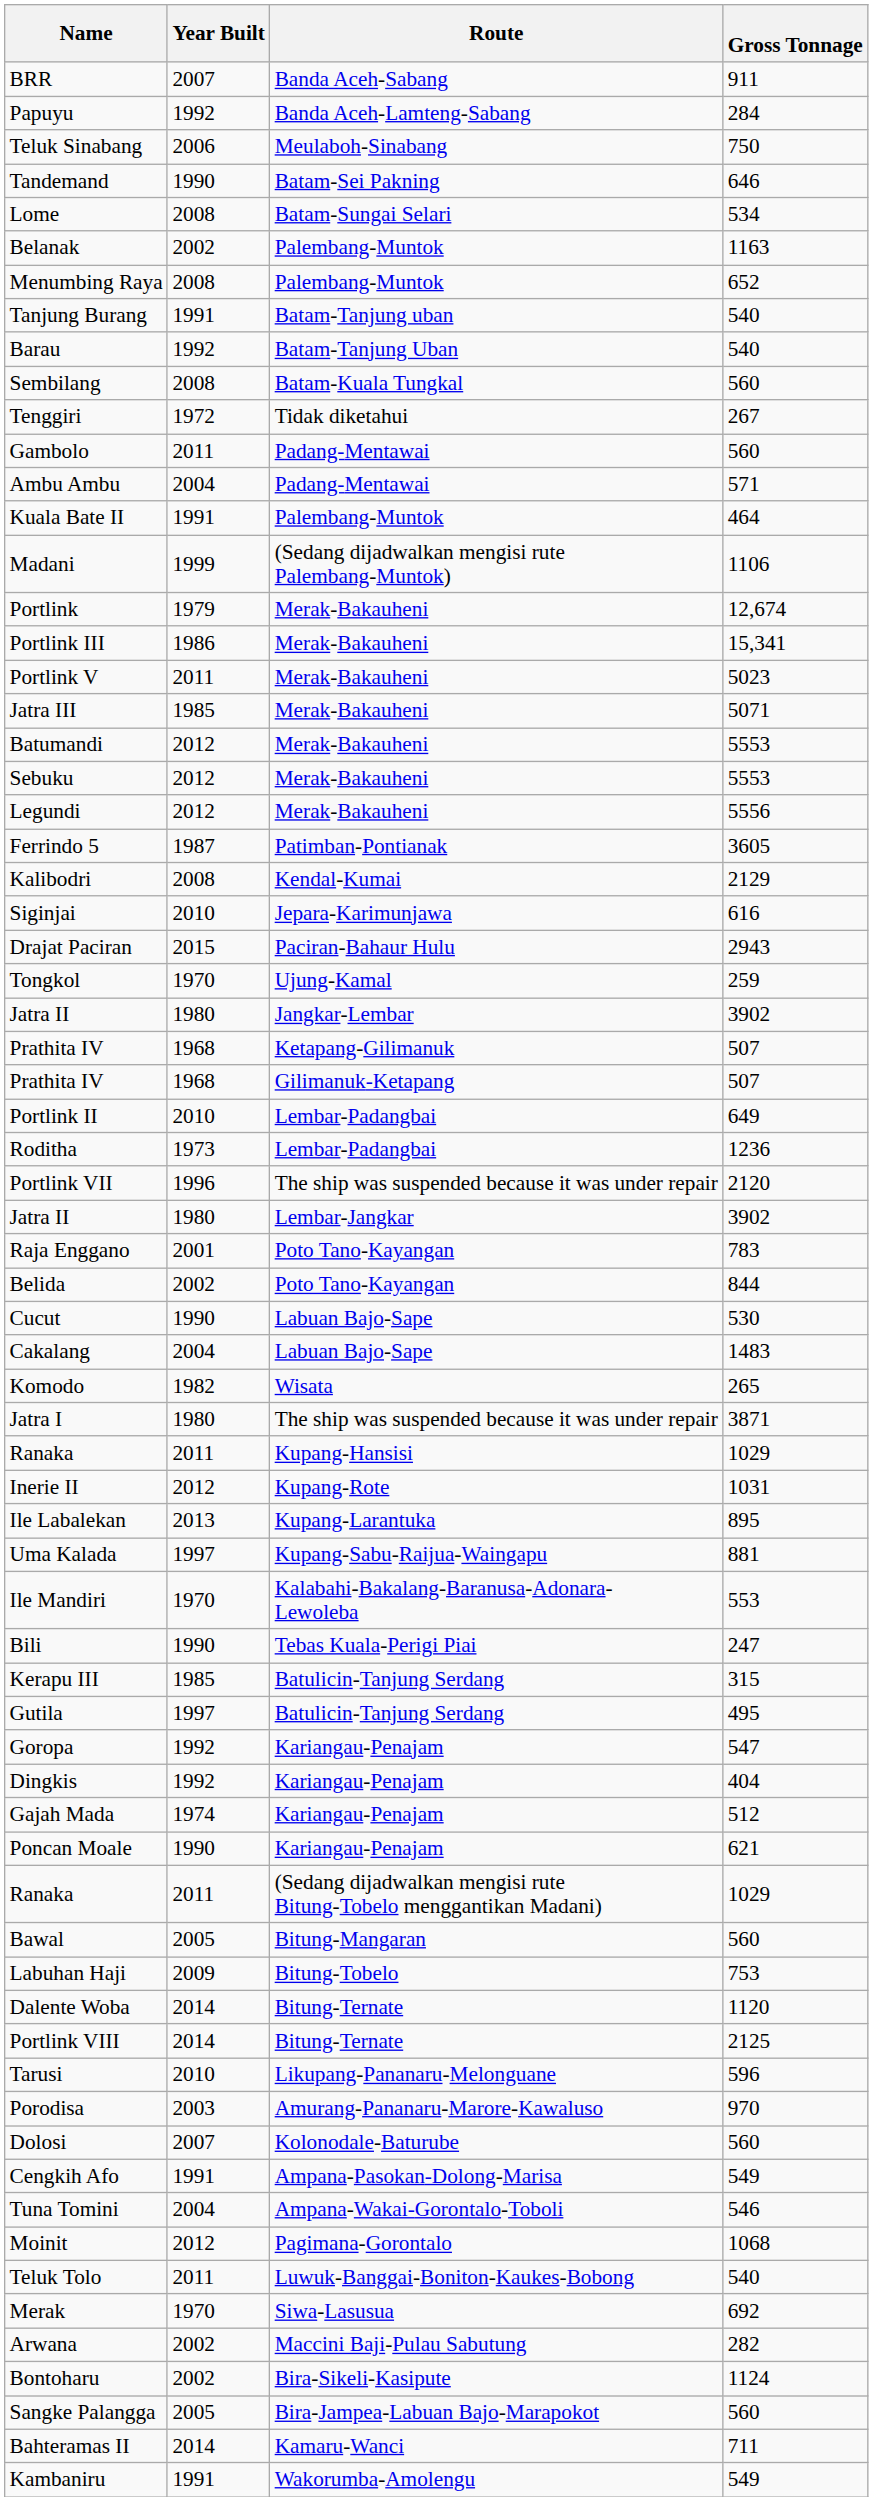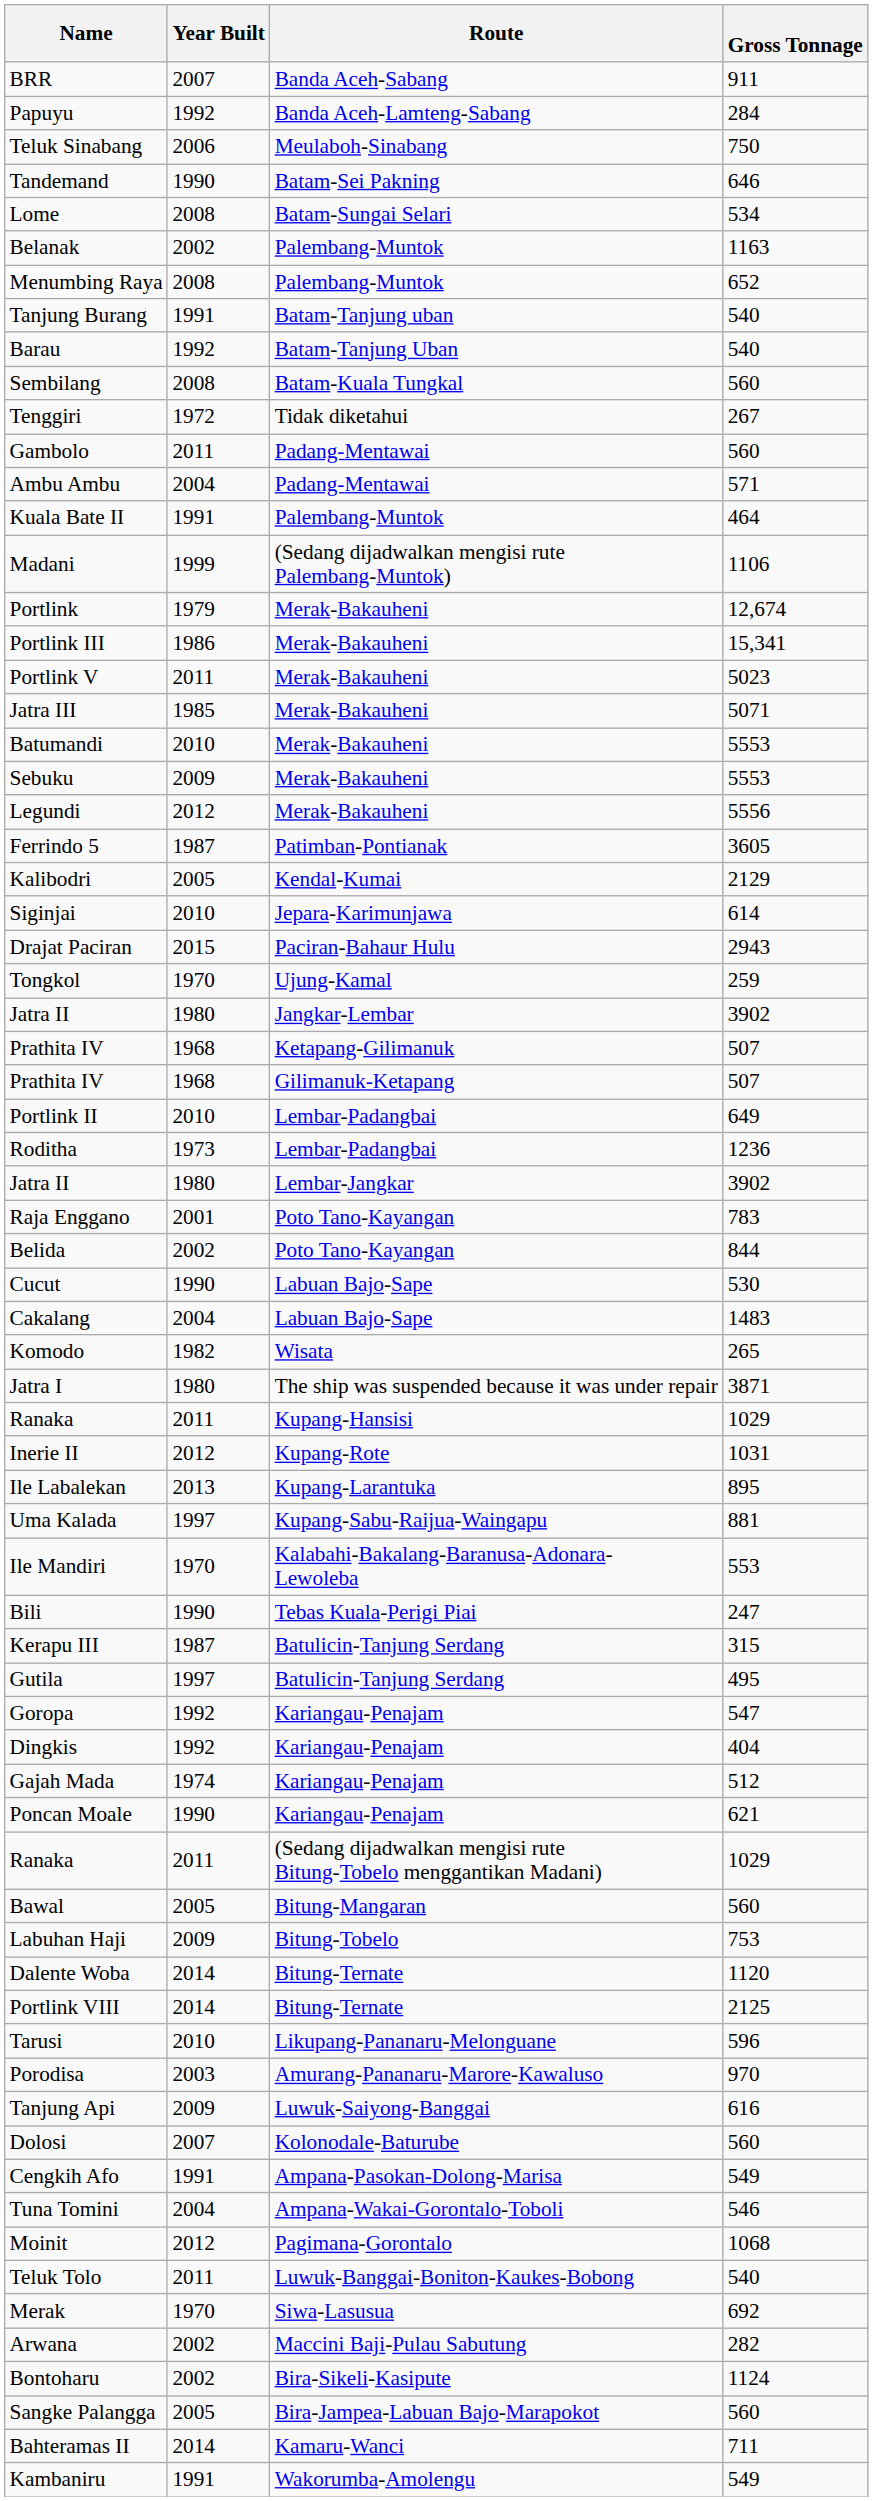(194, 744) 2012 -> (194, 744) 2010
(194, 777) 2012 -> (194, 777) 2009
(194, 879) 2008 -> (194, 879) 2005
(744, 912) 616 -> (744, 912) 614
- row: (61, 1182)
(194, 1679) 1985 -> (194, 1645) 1987
+ row: (62, 2108)
